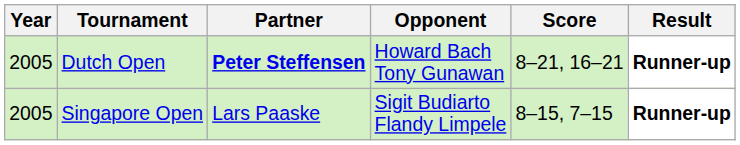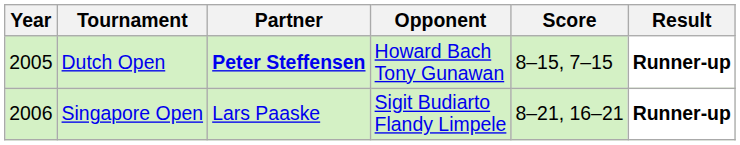(570, 62) 8–21, 16–21 -> (564, 62) 8–15, 7–15
(31, 114) 2005 -> (31, 114) 2006
(564, 114) 8–15, 7–15 -> (570, 114) 8–21, 16–21
